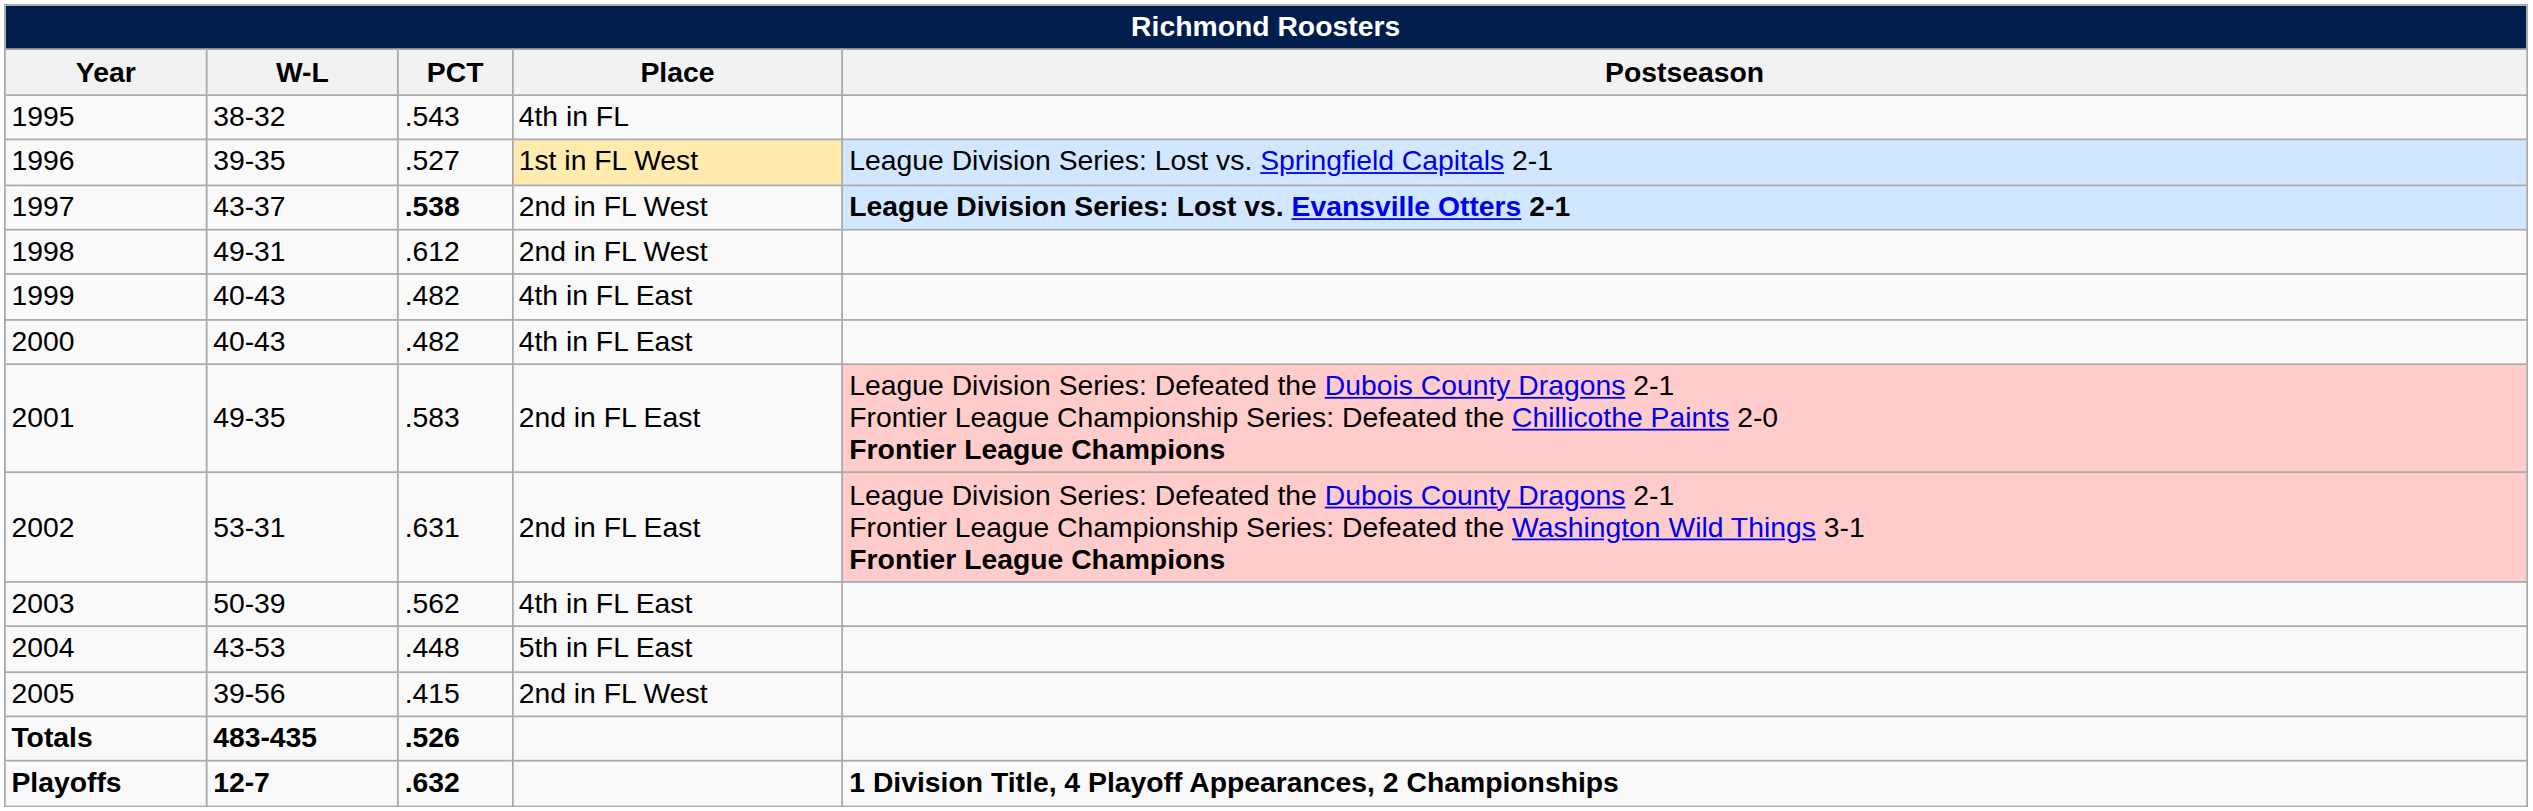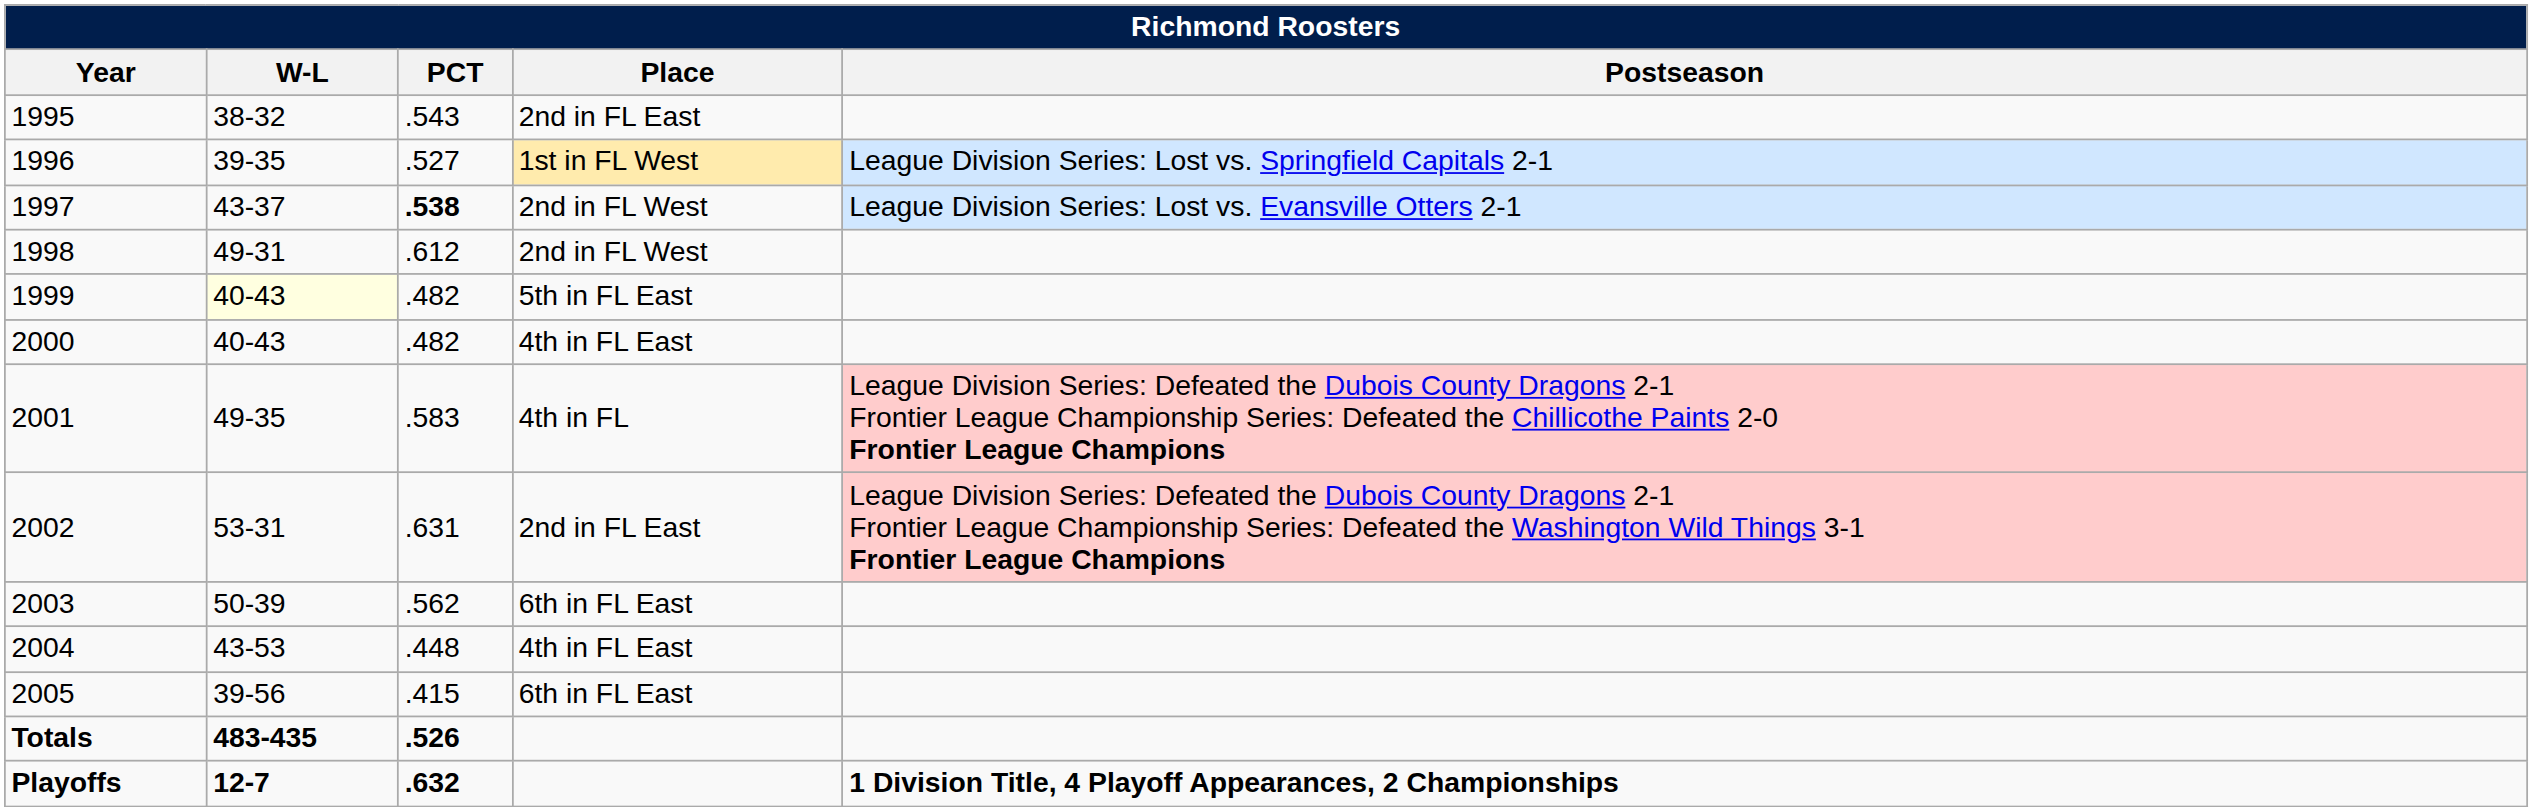(574, 116) 4th in FL -> (609, 116) 2nd in FL East
(1210, 206) bold -> (1185, 206) normal
(249, 296) no background -> (249, 296) lightyellow background
(606, 296) 4th in FL East -> (606, 296) 5th in FL East
(609, 418) 2nd in FL East -> (574, 418) 4th in FL
(606, 603) 4th in FL East -> (606, 603) 6th in FL East
(606, 648) 5th in FL East -> (606, 648) 4th in FL East
(613, 693) 2nd in FL West -> (606, 693) 6th in FL East
